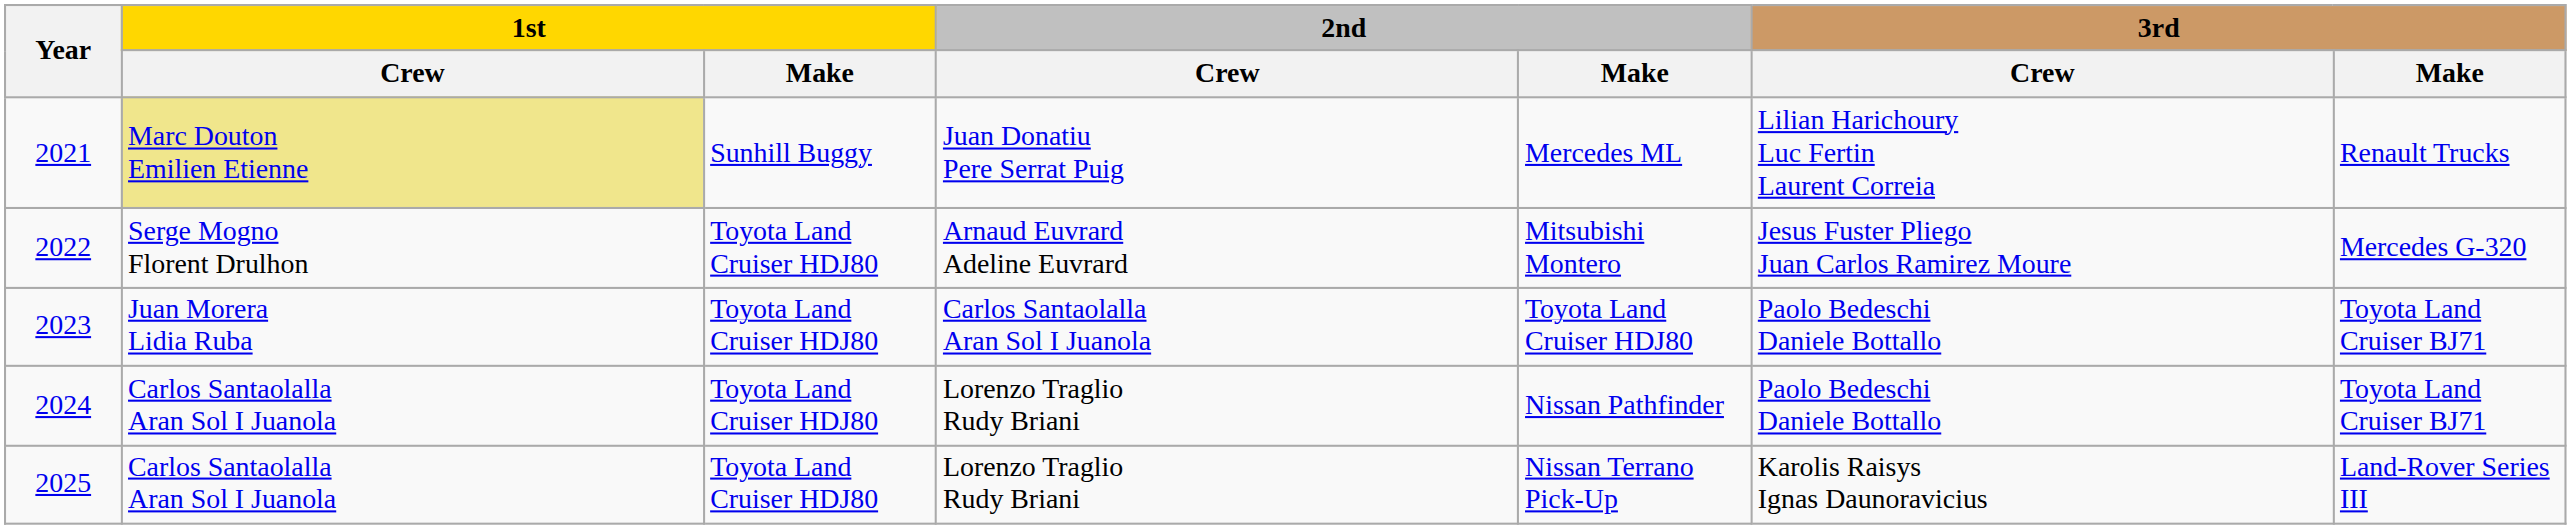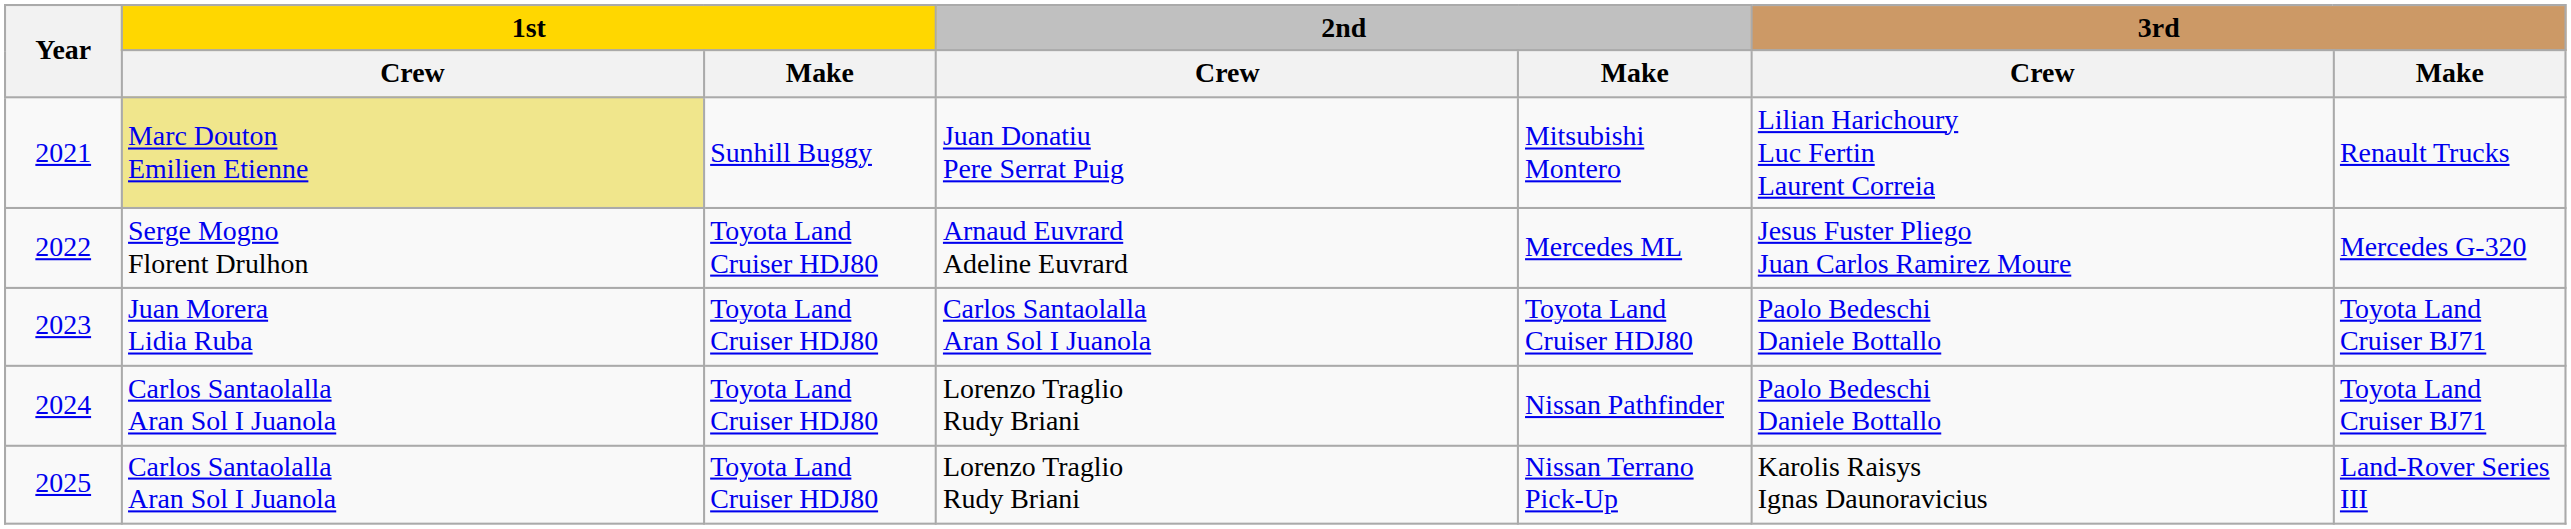(1604, 151) Mercedes ML -> (1585, 151) Mitsubishi Montero
(1585, 247) Mitsubishi Montero -> (1604, 247) Mercedes ML
